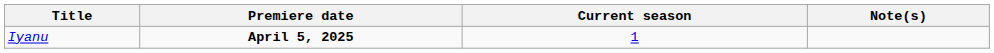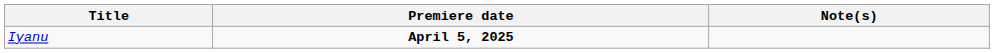- column: (635, 16)
